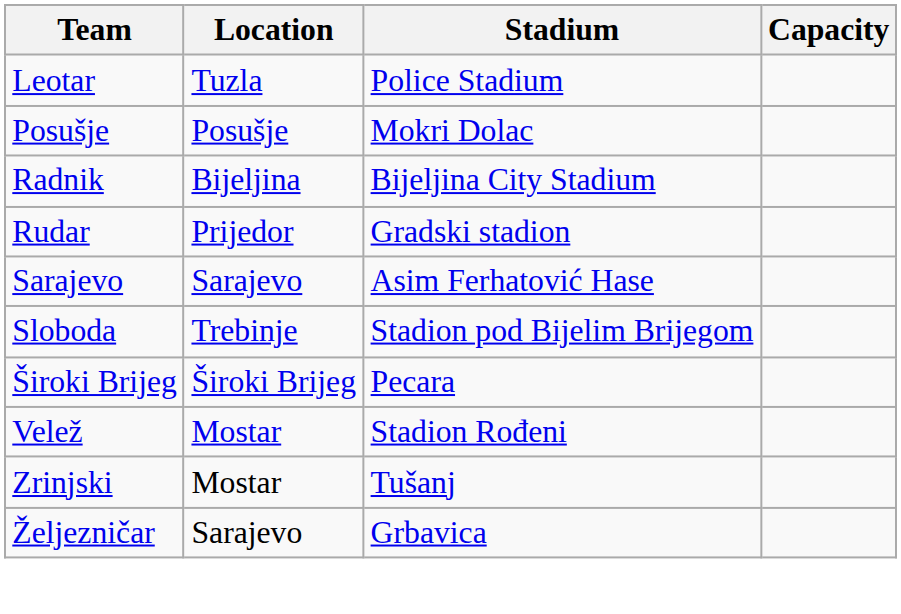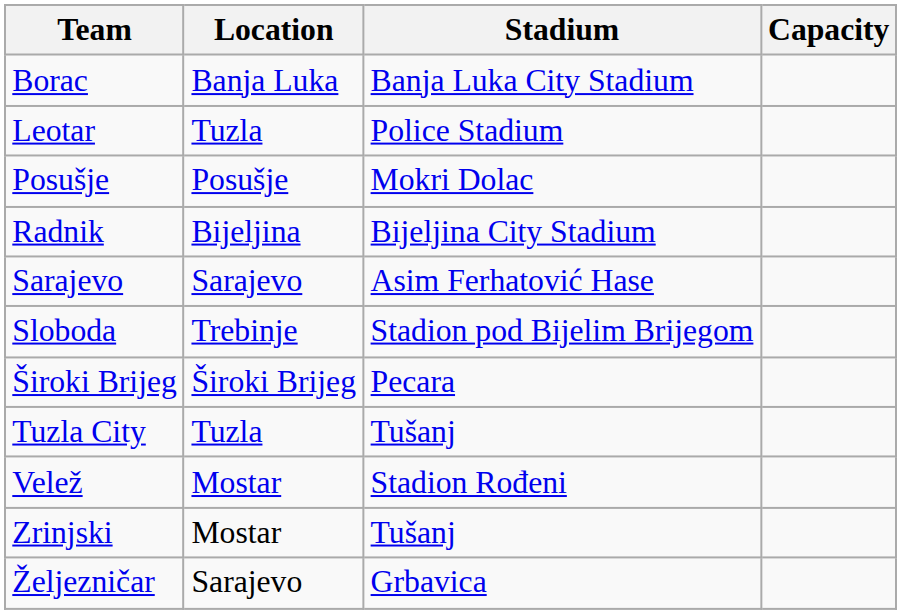+ row: (50, 79)
- row: (51, 230)
+ row: (79, 431)
